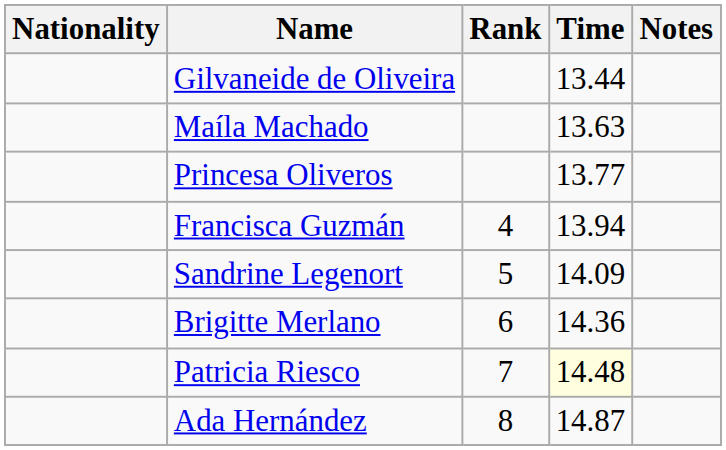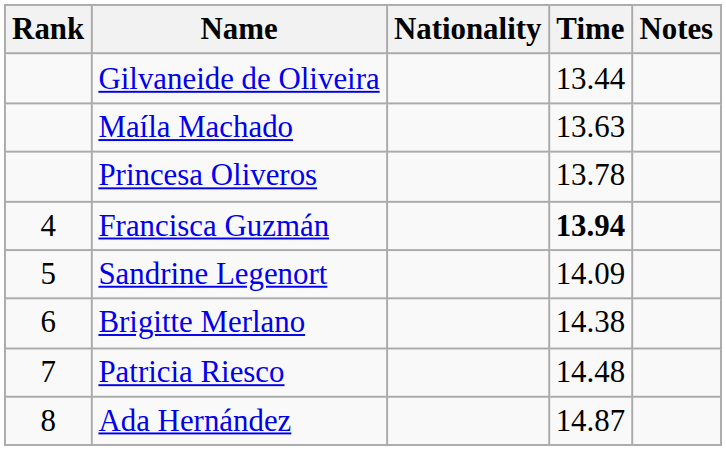columns swapped: (505, 28) <-> (86, 28)
(590, 175) 13.77 -> (590, 175) 13.78
(590, 224) normal -> (590, 224) bold
(590, 322) 14.36 -> (590, 322) 14.38
(590, 371) lightyellow background -> (590, 371) no background
